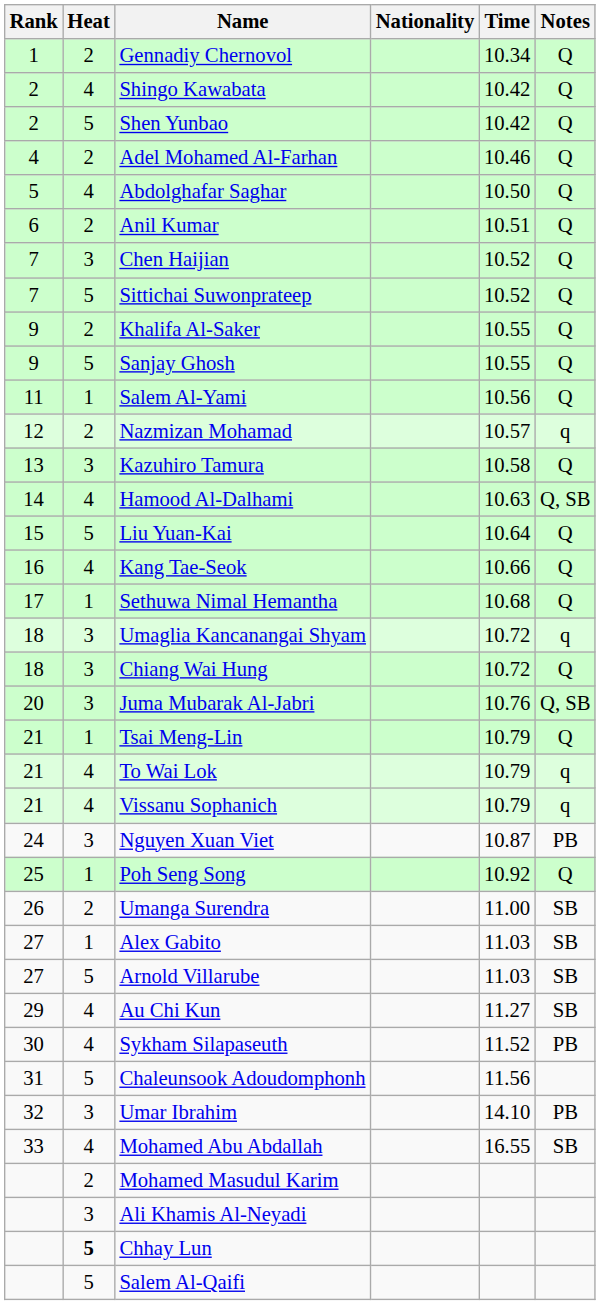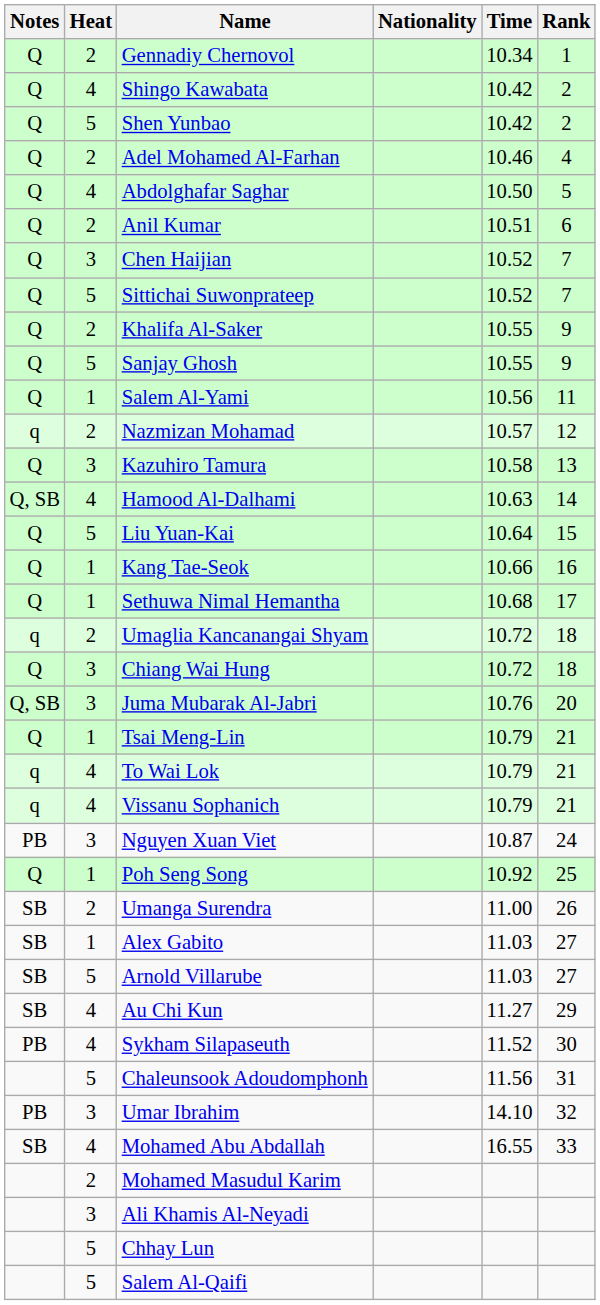columns swapped: (34, 21) <-> (565, 21)
(89, 567) 4 -> (91, 567) 1
(89, 635) 3 -> (91, 635) 2
(89, 1248) bold -> (91, 1248) normal
